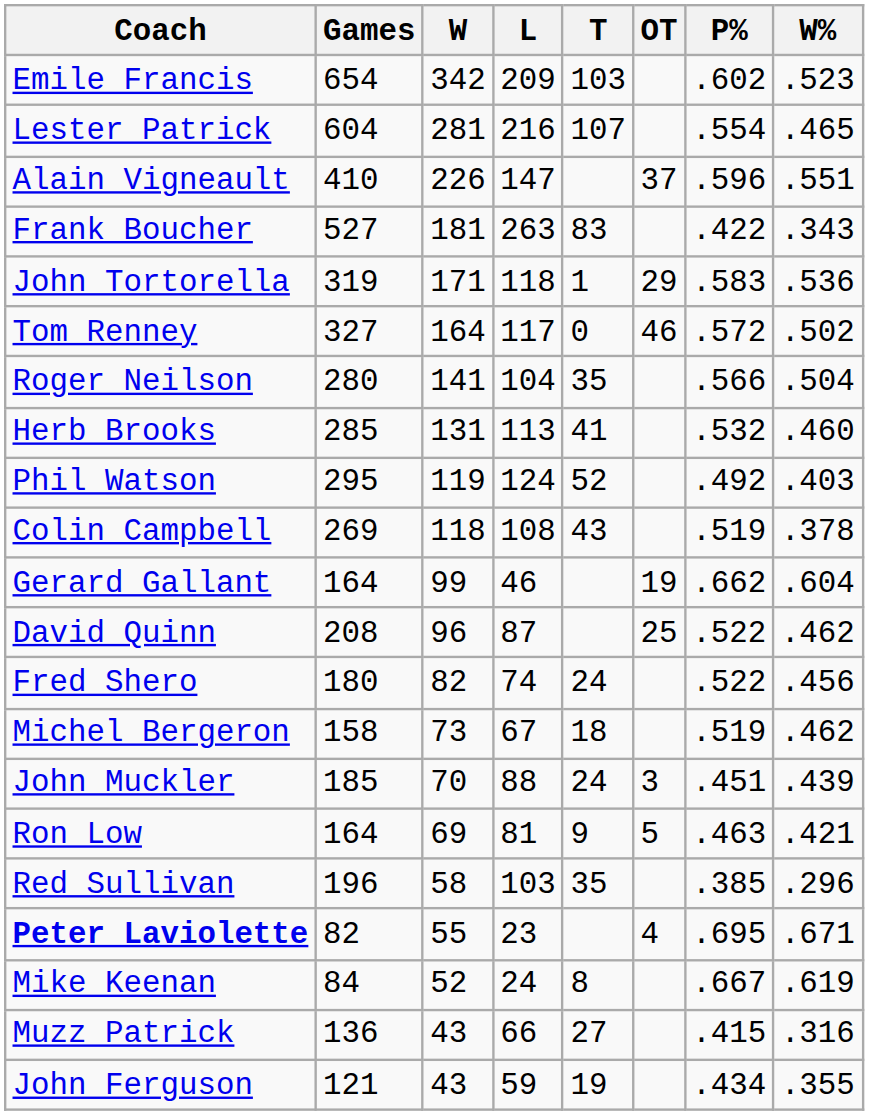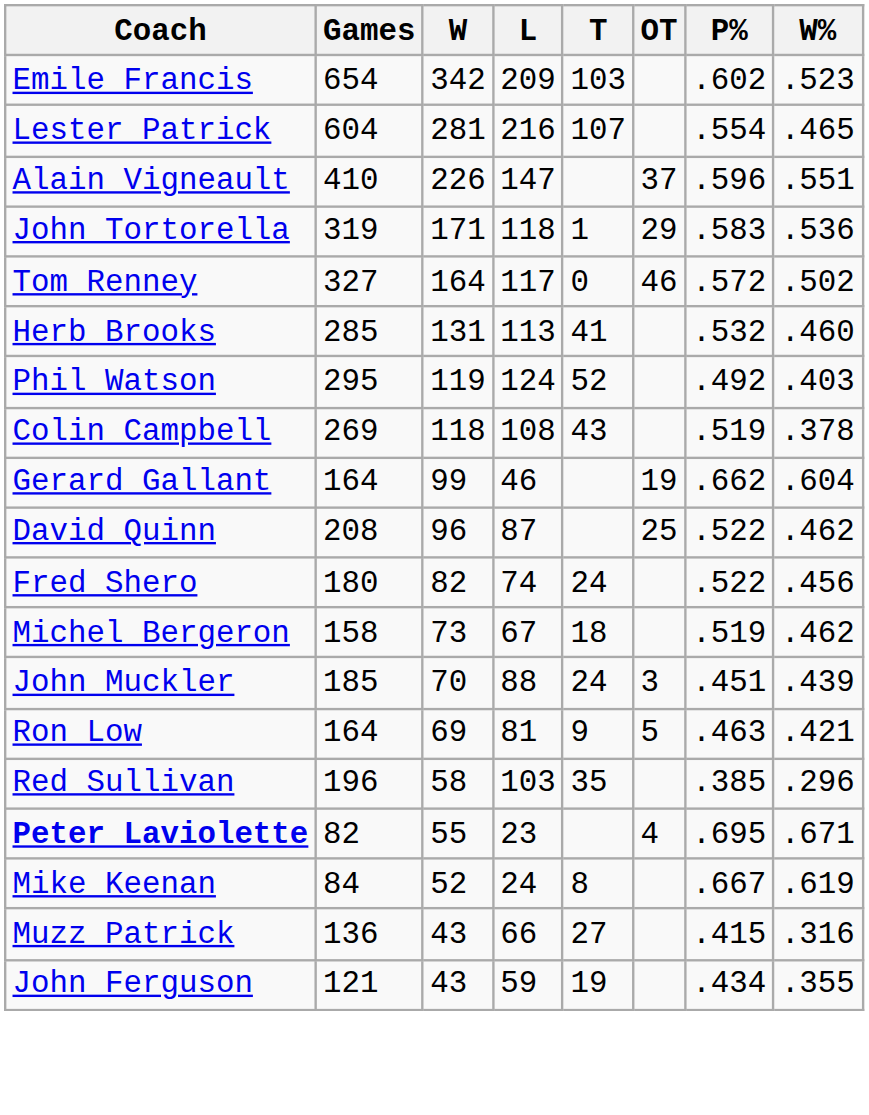- row: (133, 231)
- row: (133, 382)
